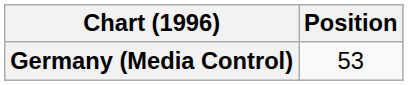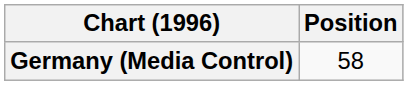(351, 60) 53 -> (351, 60) 58
